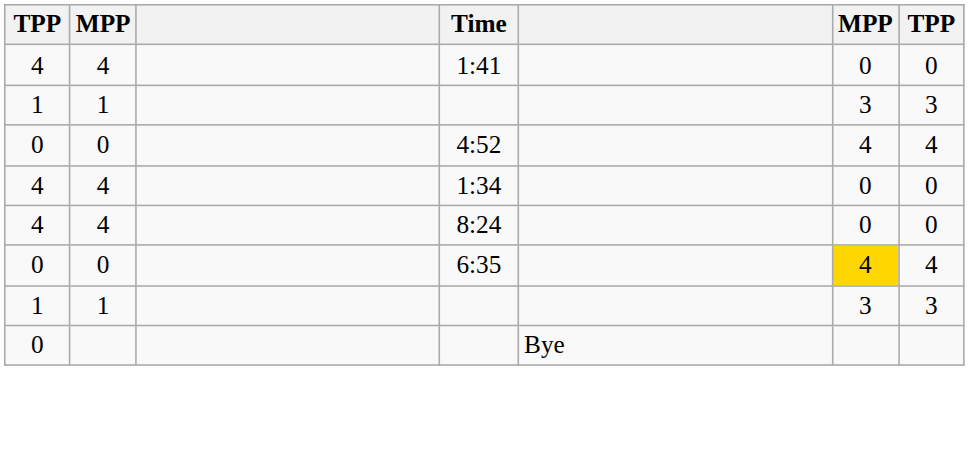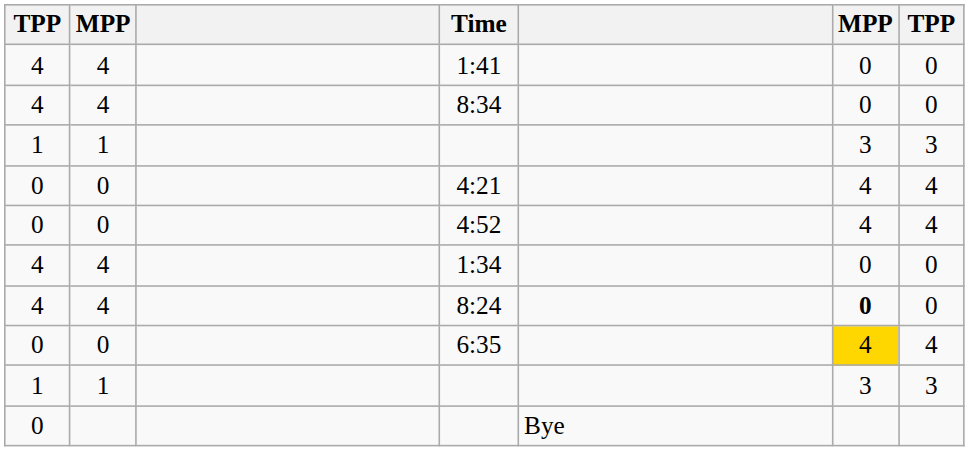+ row: (103, 104)
+ row: (103, 184)
(865, 225) normal -> (865, 305) bold
